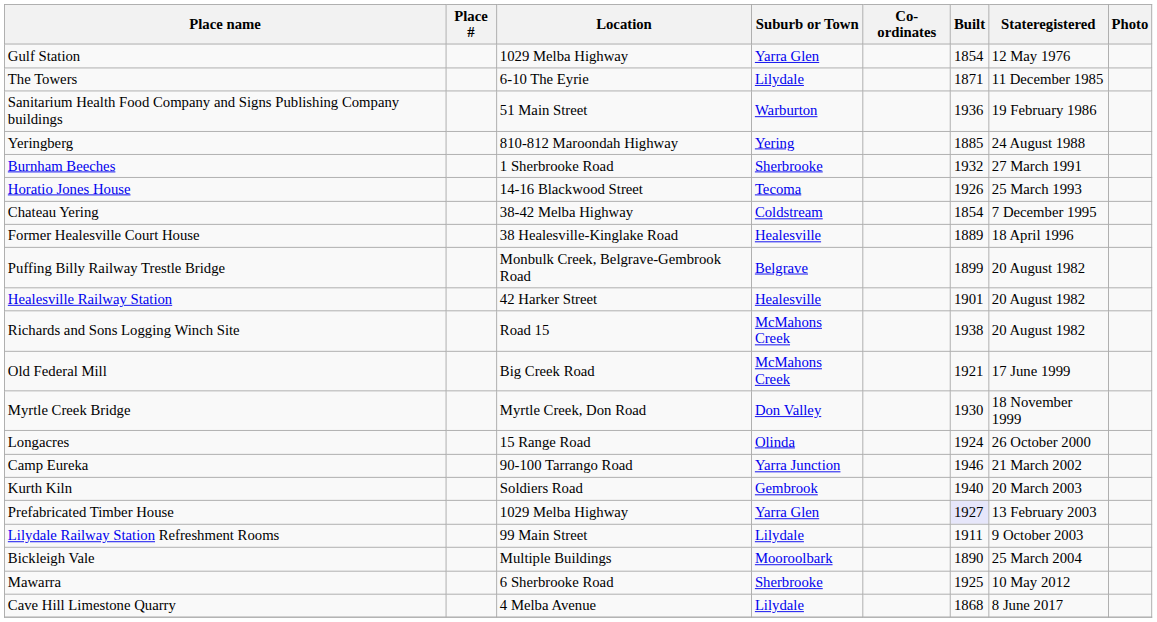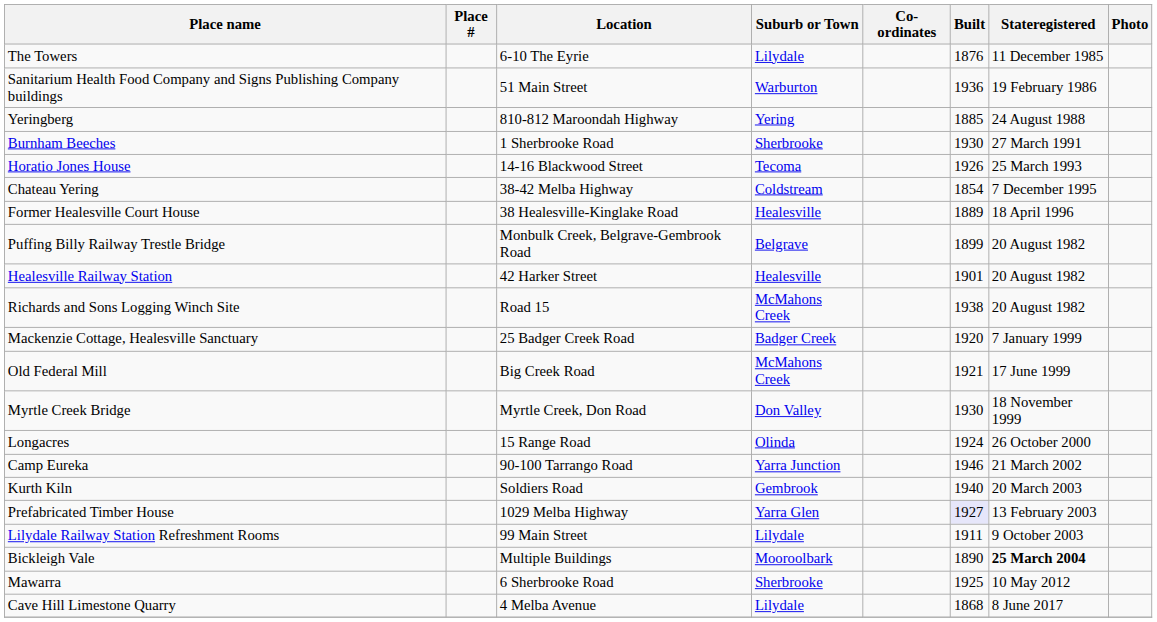- row: (44, 56)
(969, 79) 1871 -> (969, 56) 1876
(969, 166) 1932 -> (969, 142) 1930
+ row: (133, 339)
(1037, 559) normal -> (1039, 559) bold
